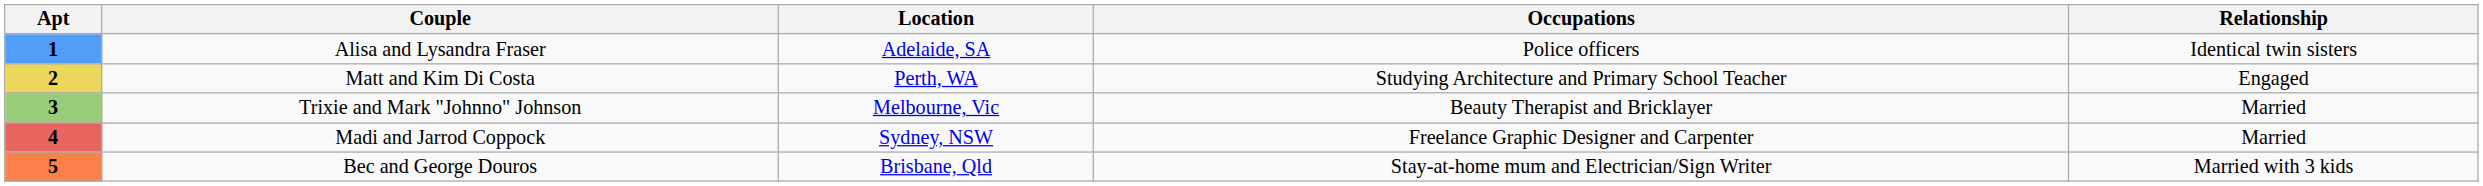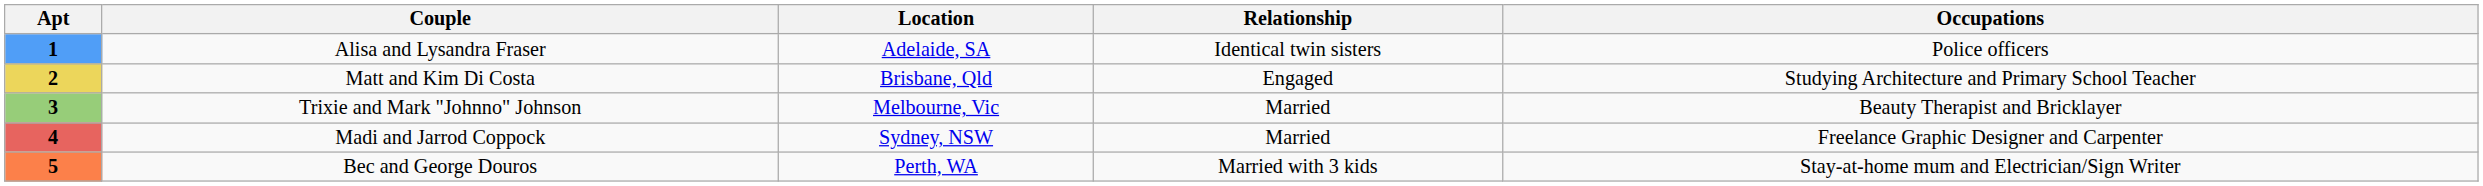columns swapped: (2274, 19) <-> (1581, 19)
(936, 78) Perth, WA -> (936, 78) Brisbane, Qld
(936, 166) Brisbane, Qld -> (936, 166) Perth, WA
